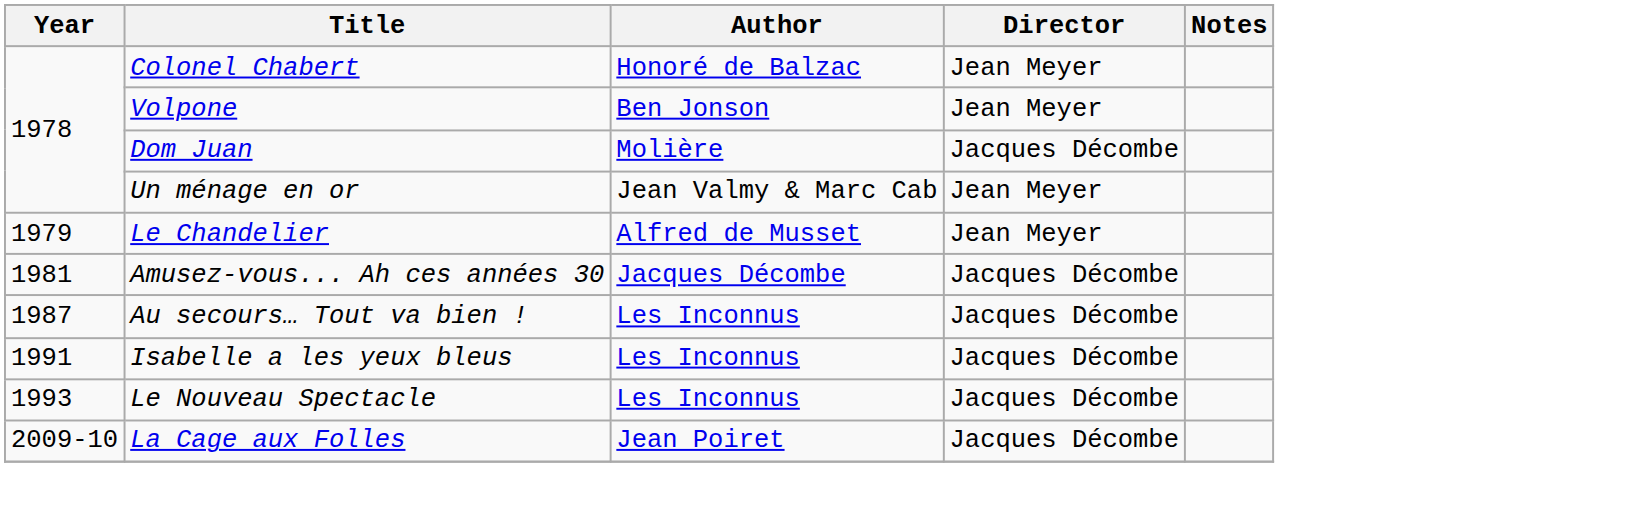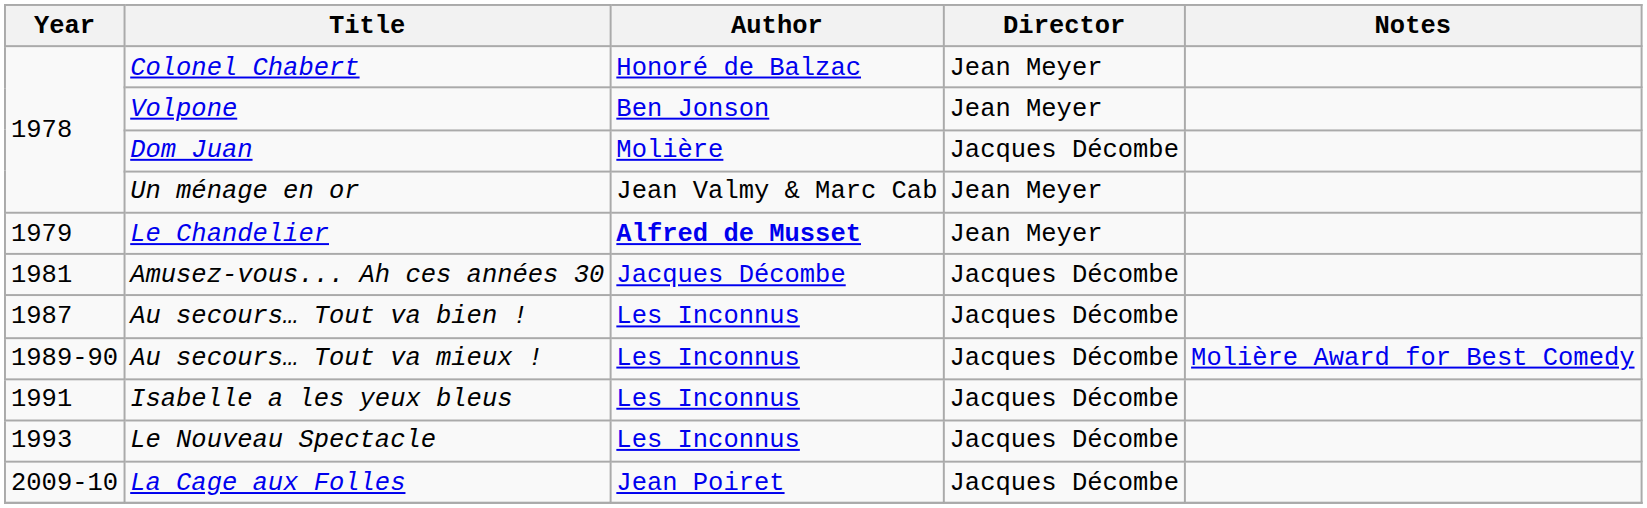(739, 233) normal -> (739, 233) bold
+ row: (337, 358)
